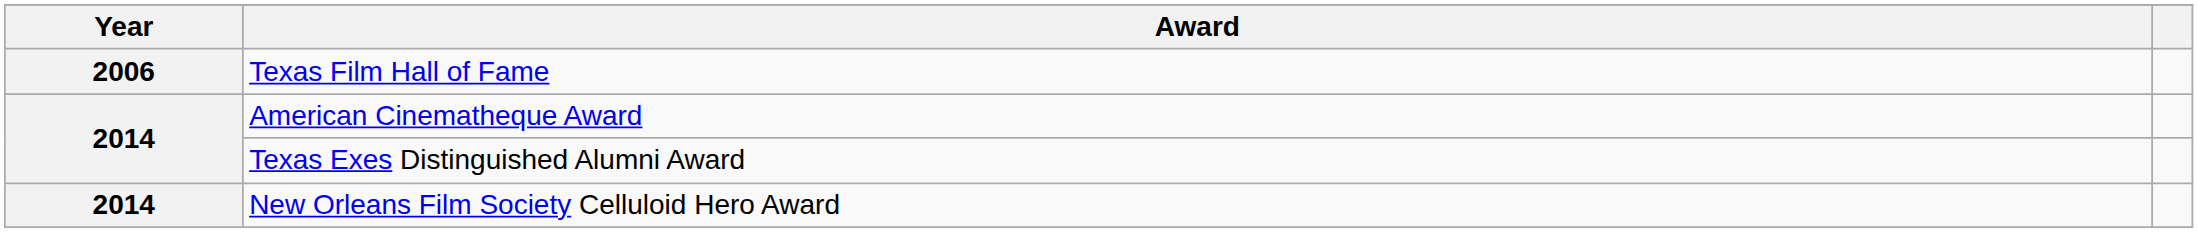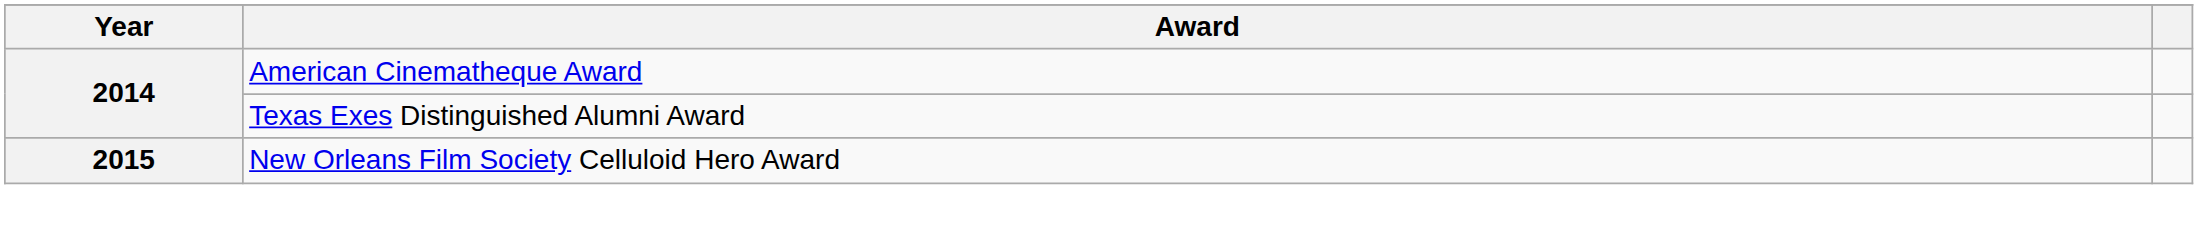- row: (399, 71)
(124, 204) 2014 -> (124, 159) 2015
